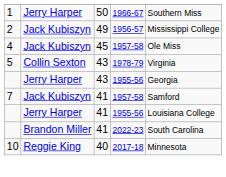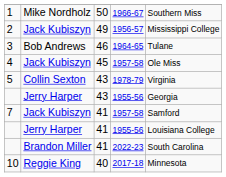(53, 12) Jerry Harper -> (57, 12) Mike Nordholz
+ row: (10, 46)
